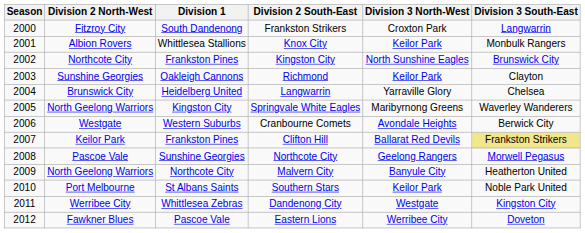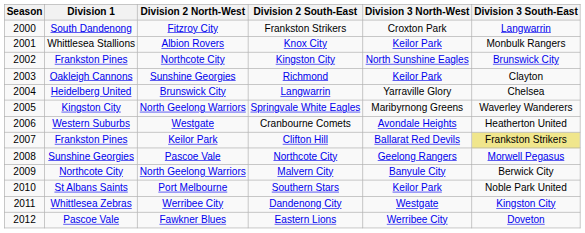columns swapped: (202, 12) <-> (100, 12)
(526, 124) Berwick City -> (526, 124) Heatherton United
(526, 172) Heatherton United -> (526, 172) Berwick City
